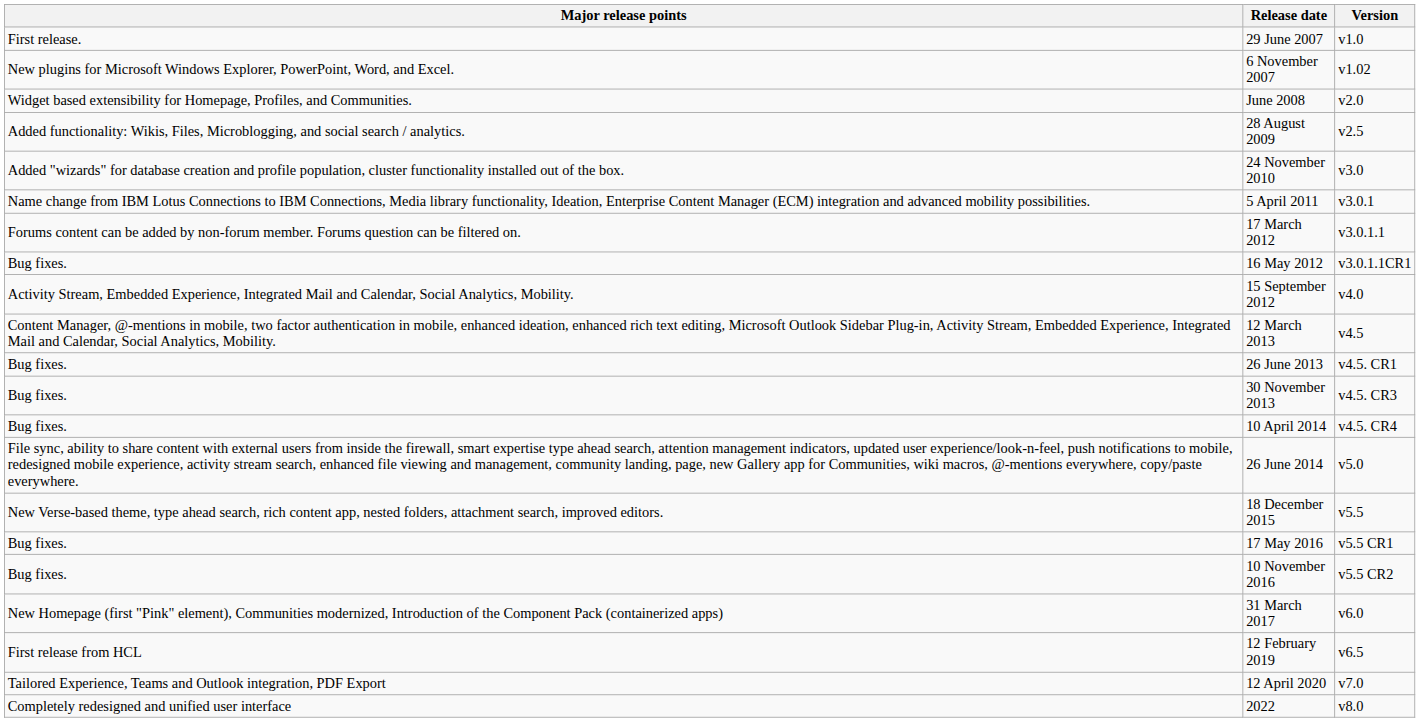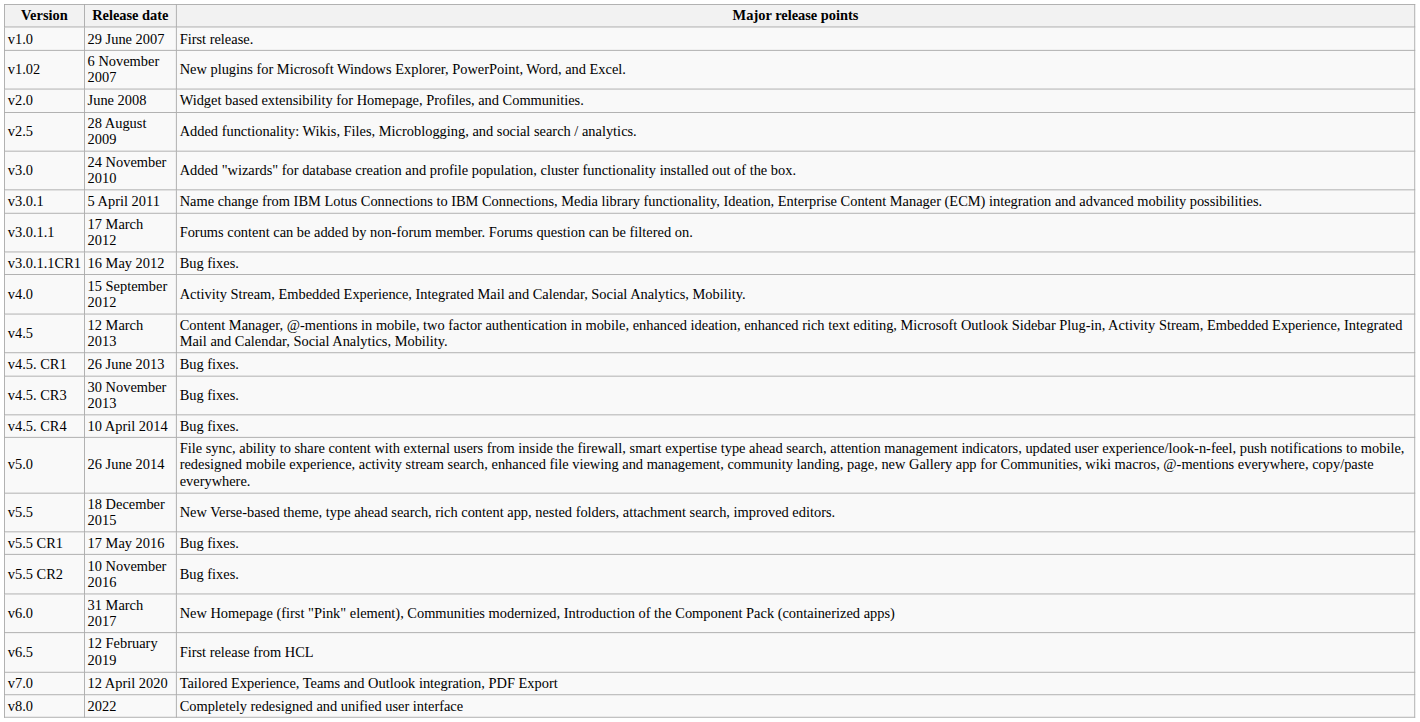columns swapped: (1375, 15) <-> (624, 15)
